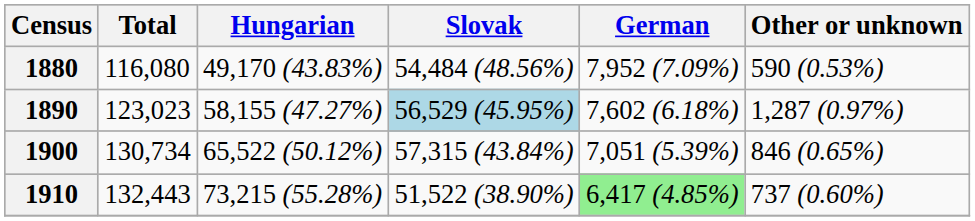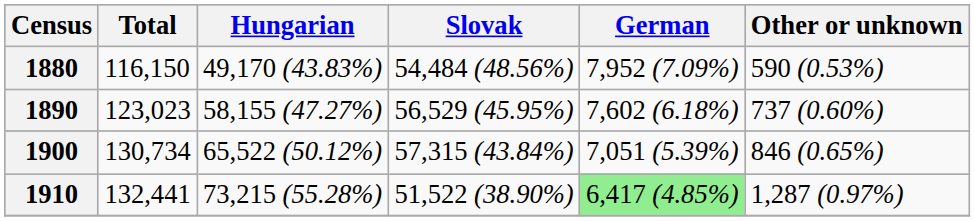(147, 67) 116,080 -> (147, 67) 116,150
(484, 109) lightblue background -> (484, 109) no background
(827, 109) 1,287 (0.97%) -> (817, 109) 737 (0.60%)
(148, 194) 132,443 -> (148, 194) 132,441
(817, 194) 737 (0.60%) -> (827, 194) 1,287 (0.97%)
